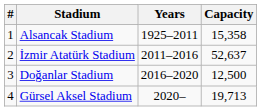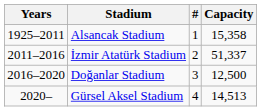columns swapped: (11, 14) <-> (170, 14)
(229, 55) 52,637 -> (229, 55) 51,337
(229, 95) 19,713 -> (229, 95) 14,513
